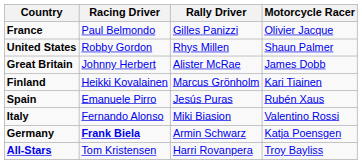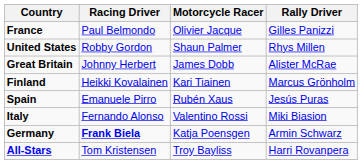columns swapped: (216, 13) <-> (310, 13)
